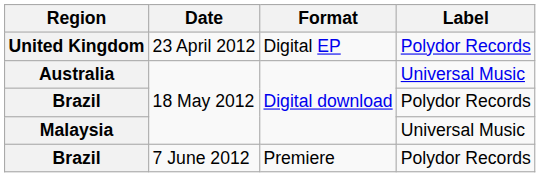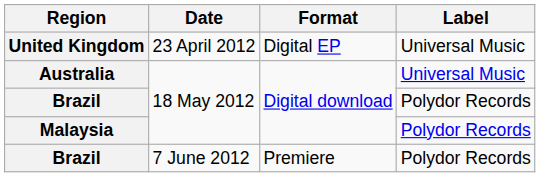(466, 46) Polydor Records -> (463, 46) Universal Music
(463, 130) Universal Music -> (466, 130) Polydor Records
